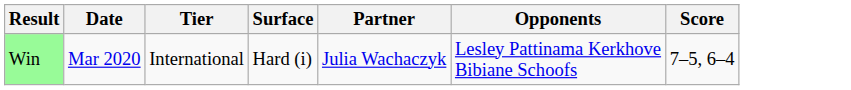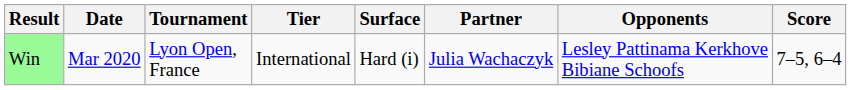+ column: (198, 19)
